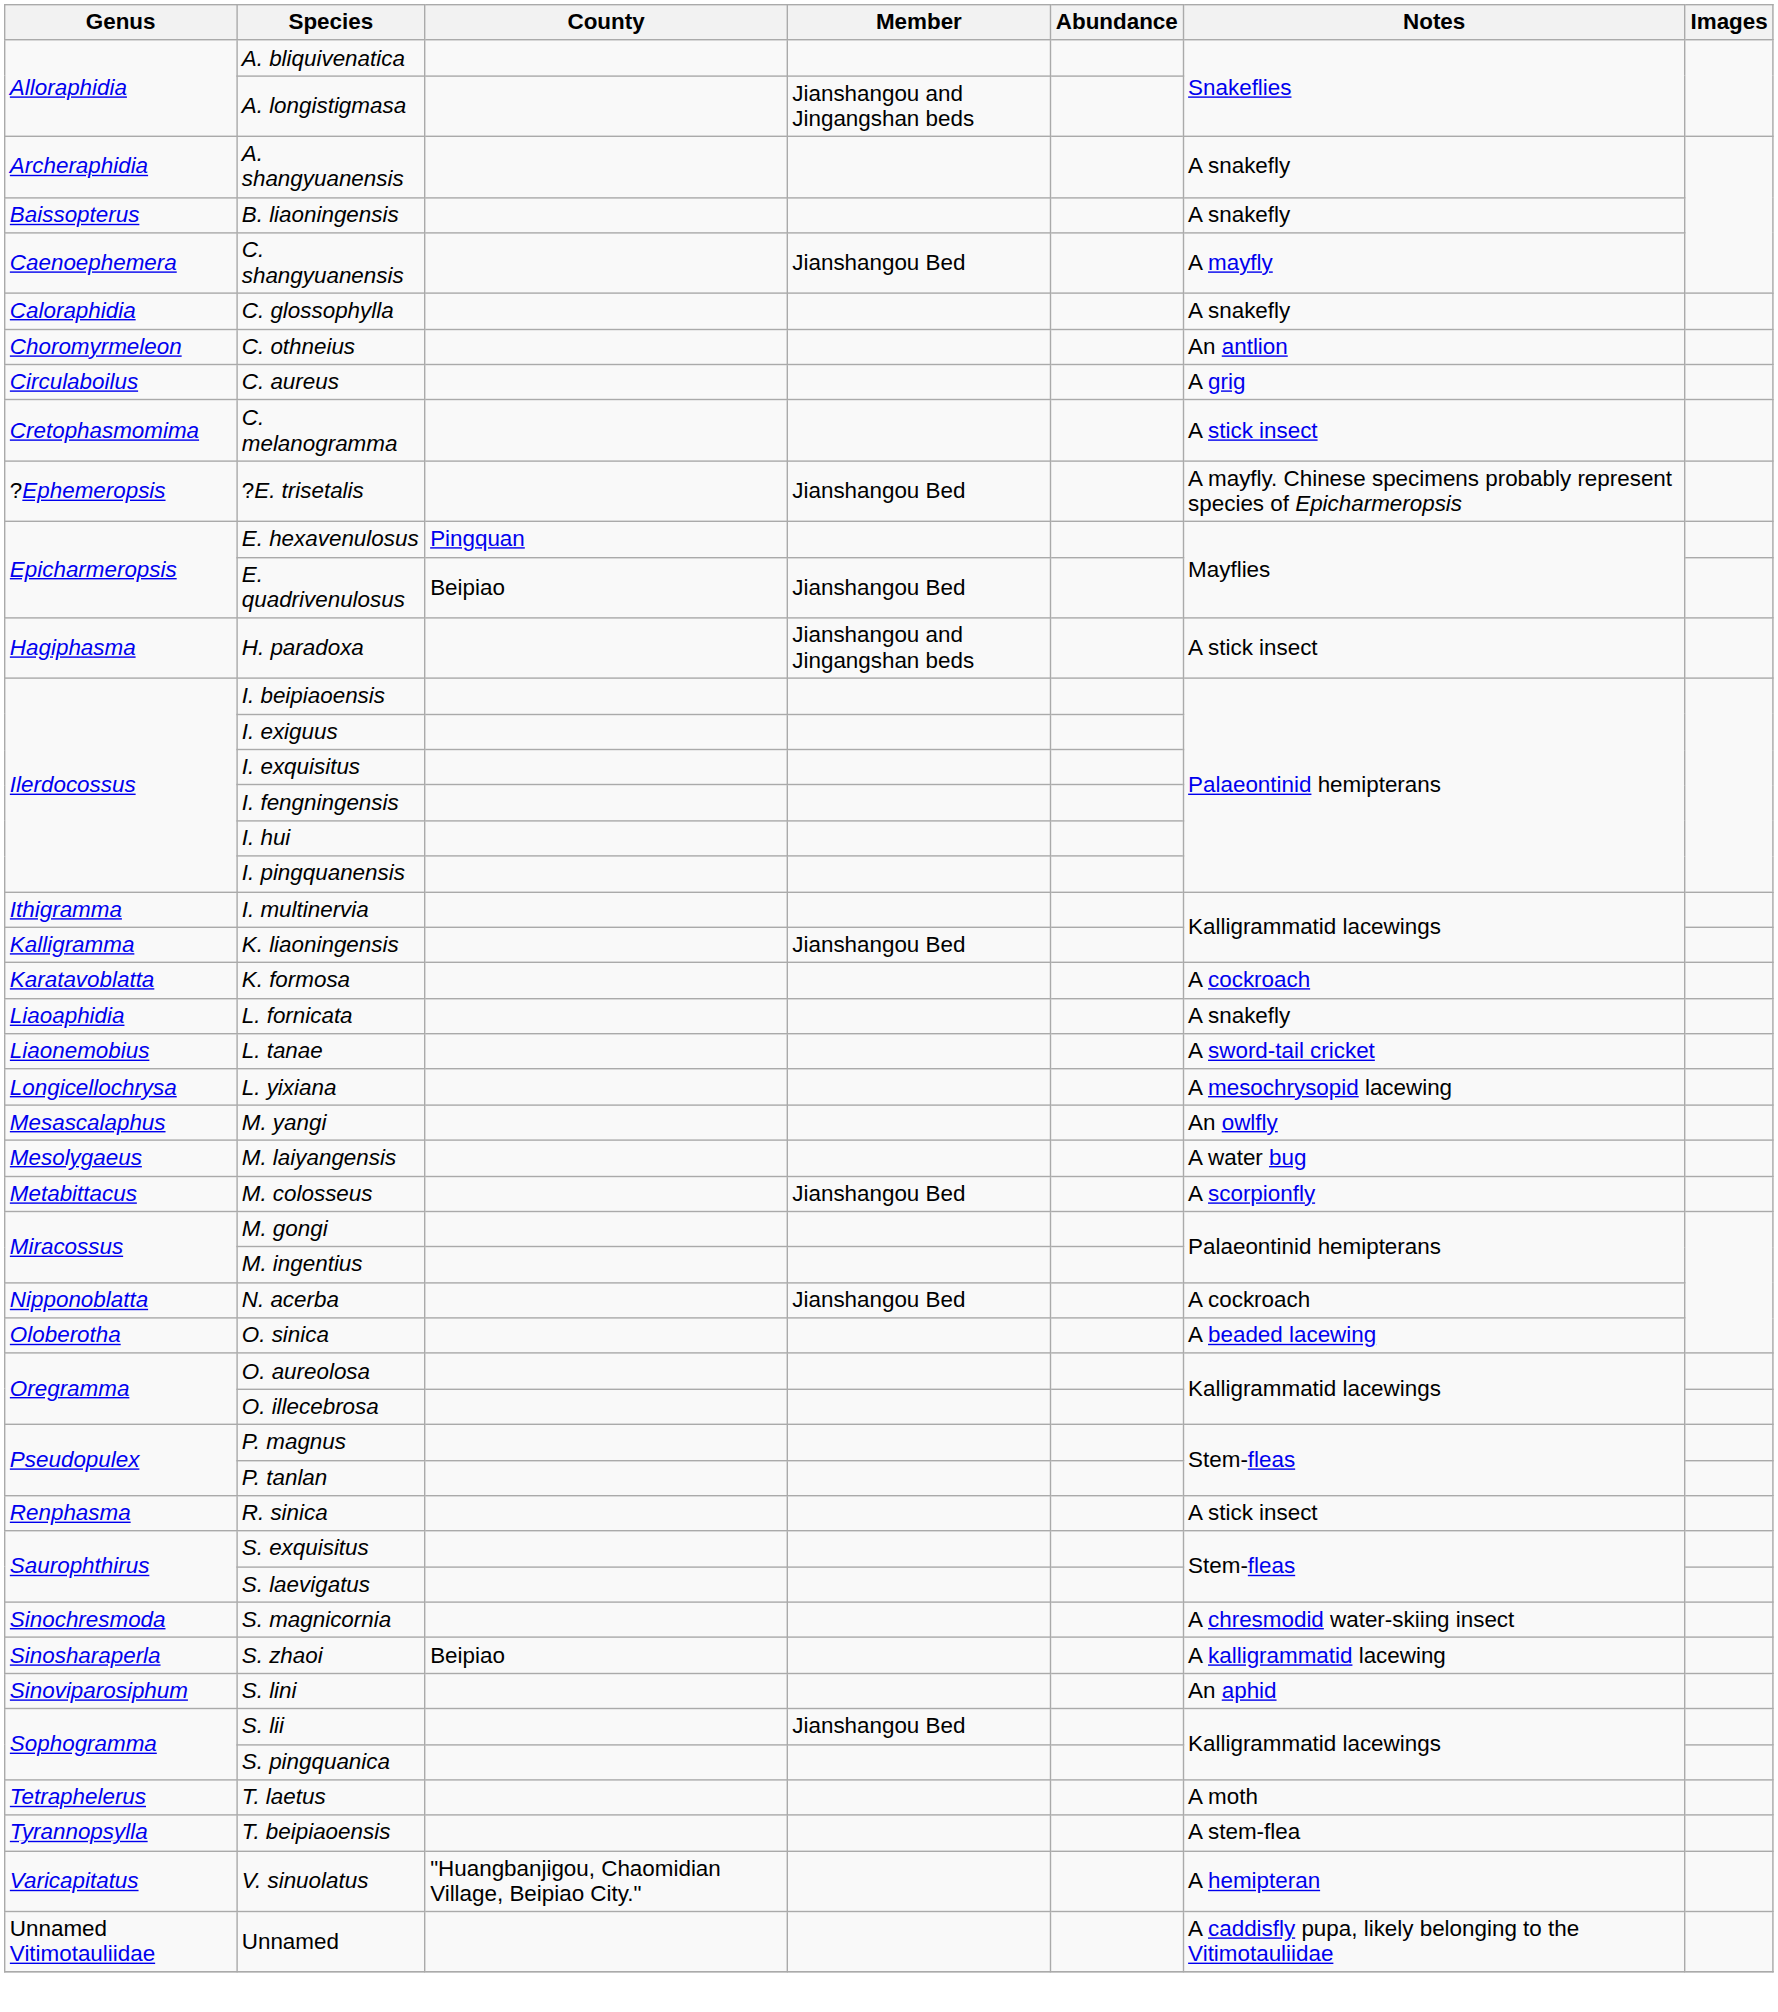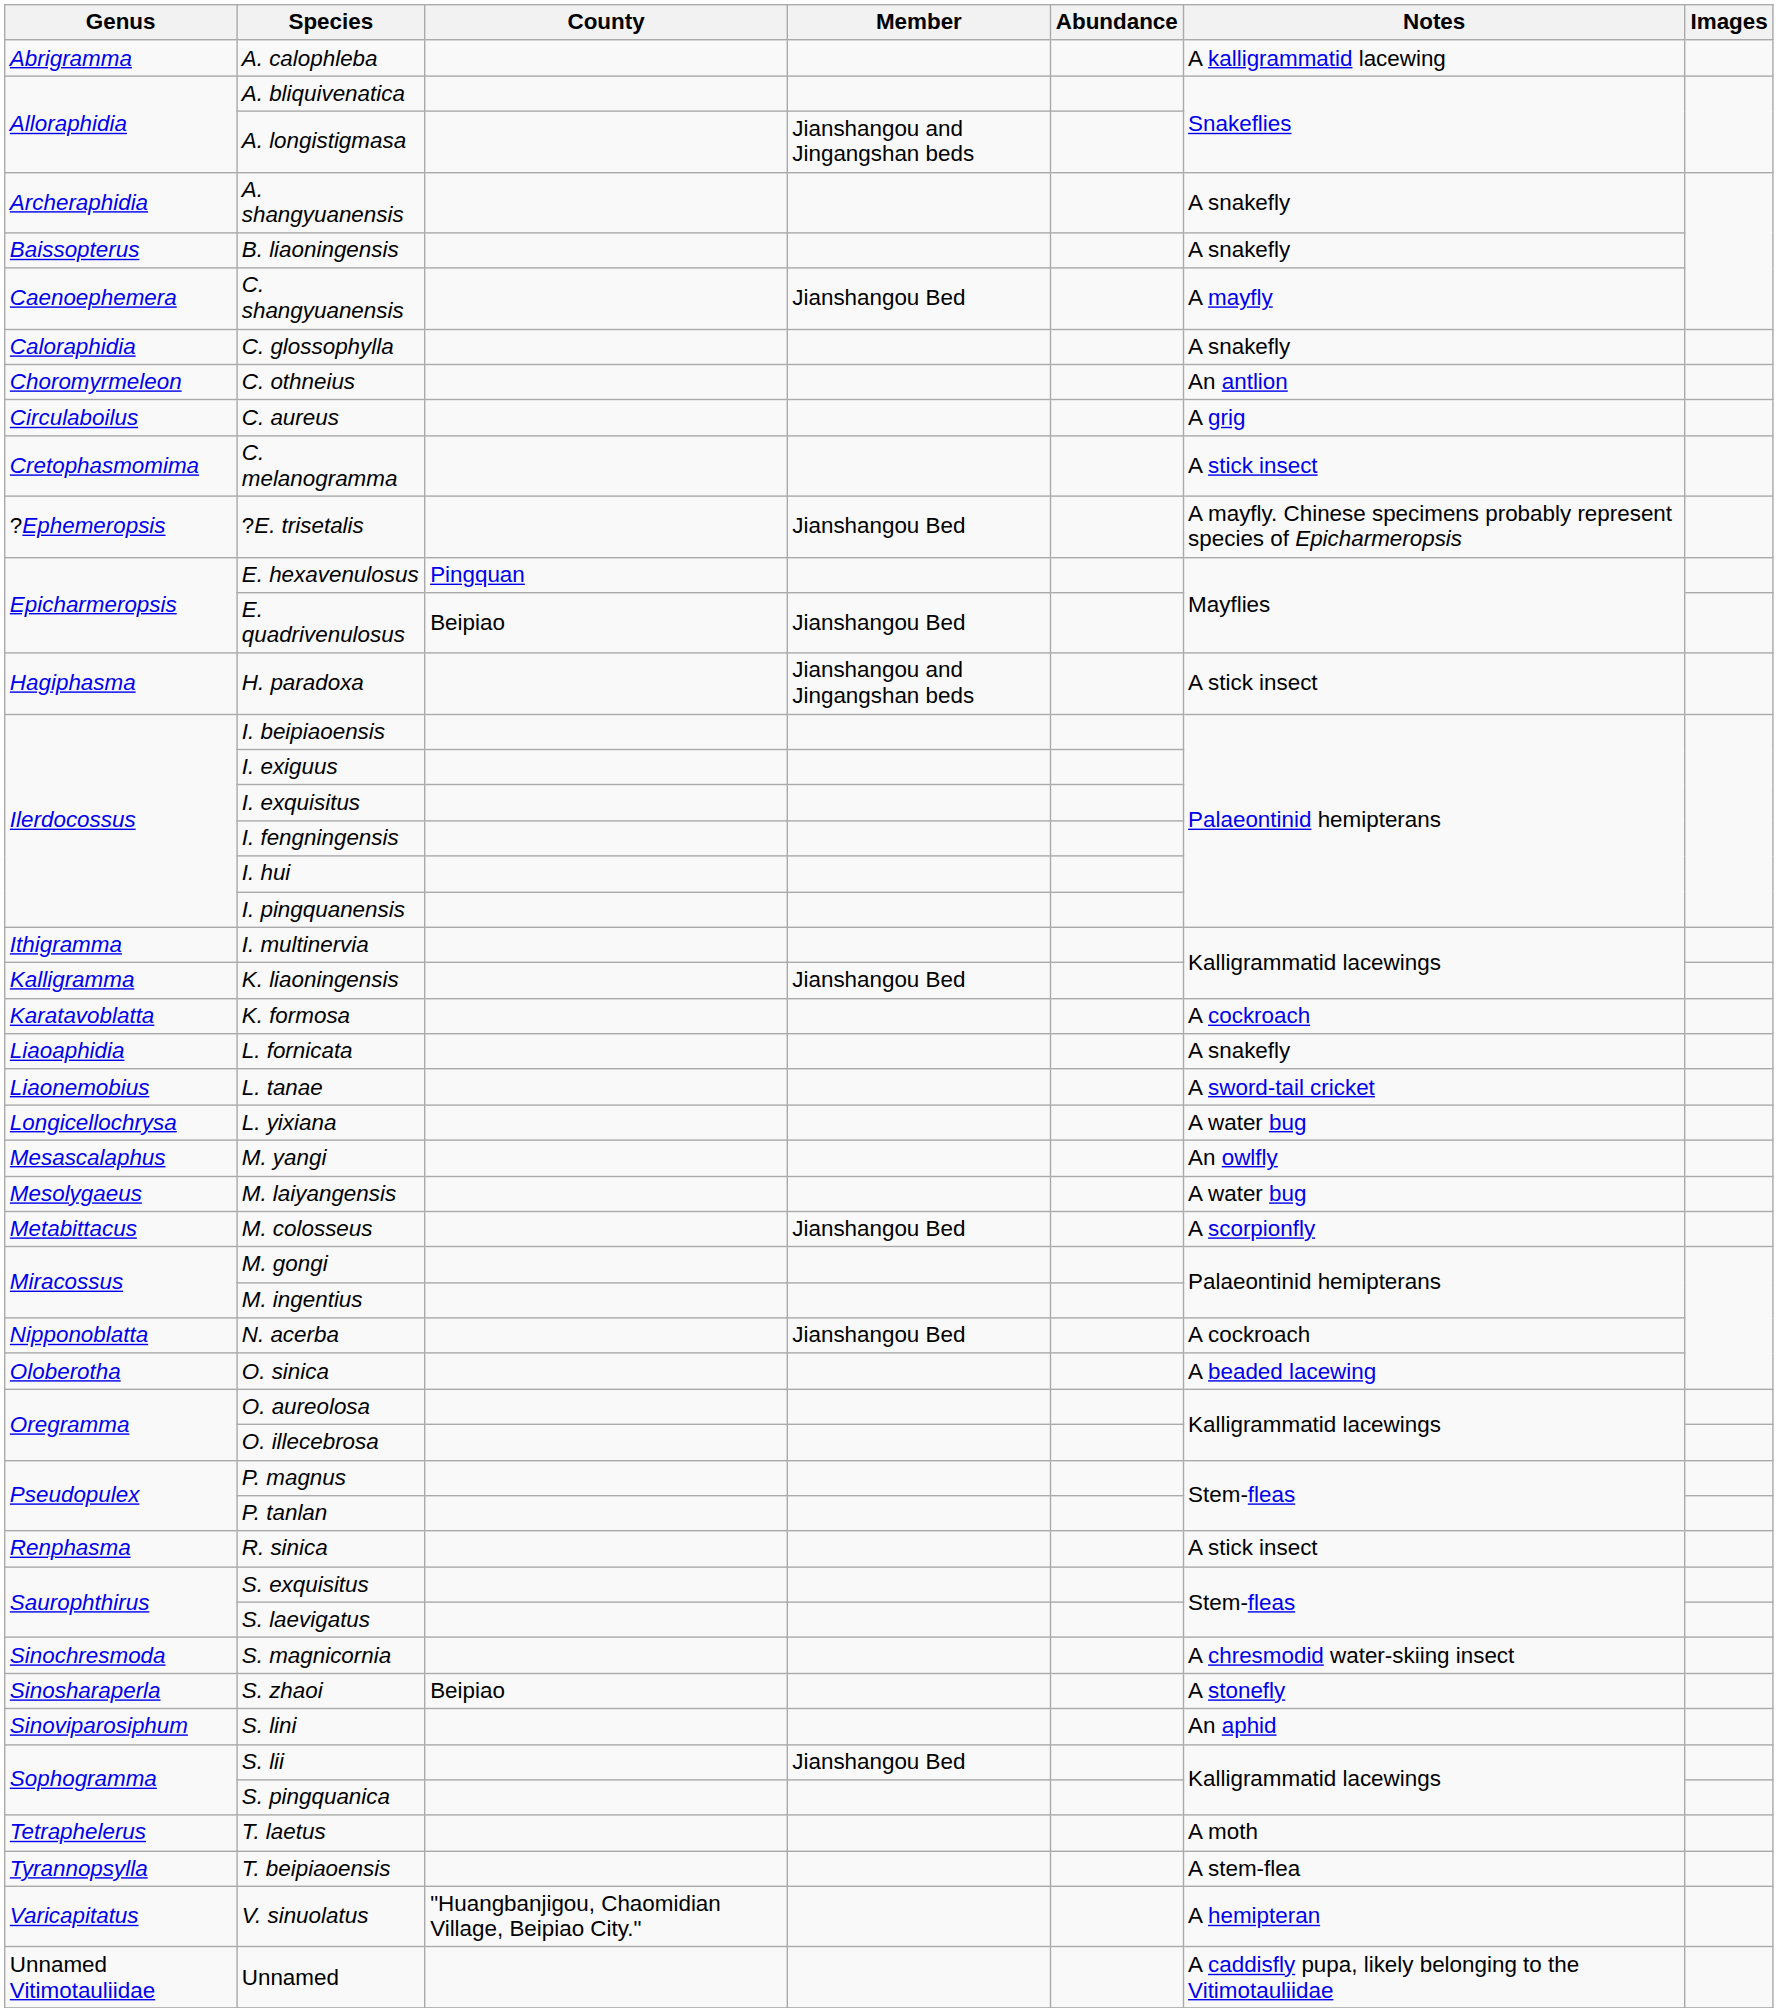+ row: (310, 57)
(1320, 1086) A mesochrysopid lacewing -> (1247, 1122) A water bug
(1317, 1655) A kalligrammatid lacewing -> (1237, 1690) A stonefly
